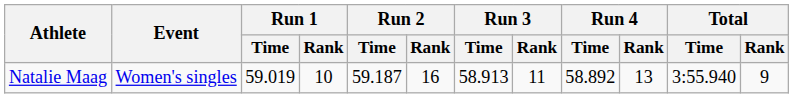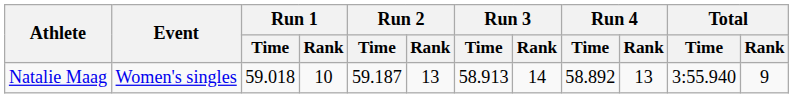(270, 78) 59.019 -> (270, 78) 59.018
(430, 78) 16 -> (430, 78) 13
(537, 78) 11 -> (537, 78) 14
